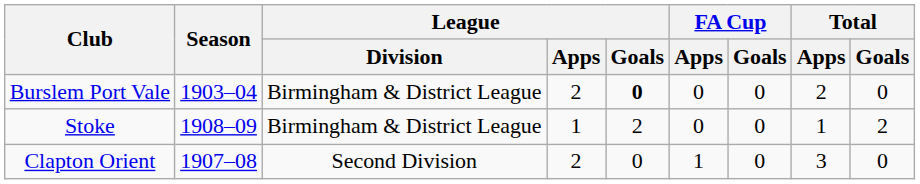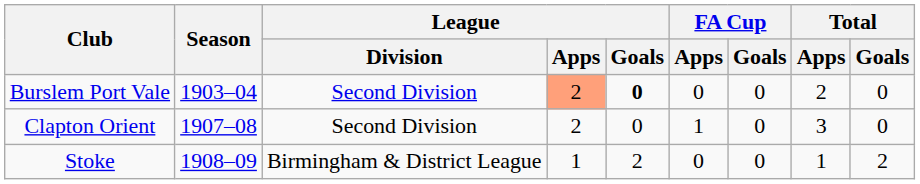(404, 91) Birmingham & District League -> (404, 91) Second Division
(576, 91) no background -> (576, 91) lightsalmon background
rows swapped: (90, 160) <-> (90, 126)
